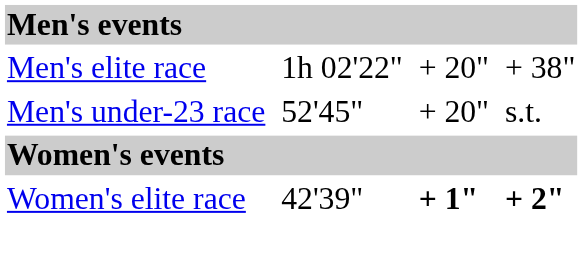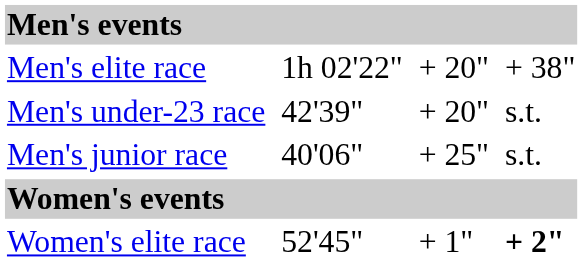(322, 111) 52'45" -> (322, 111) 42'39"
+ row: (117, 154)
(322, 198) 42'39" -> (322, 242) 52'45"
(448, 198) bold -> (446, 242) normal
